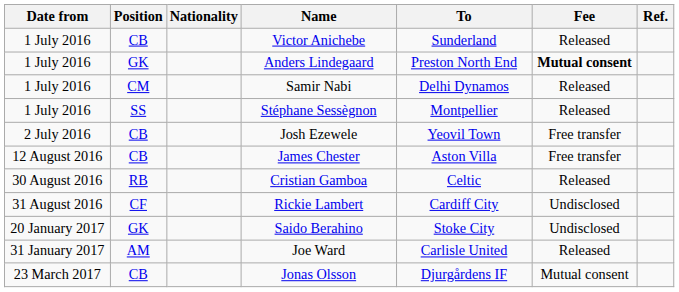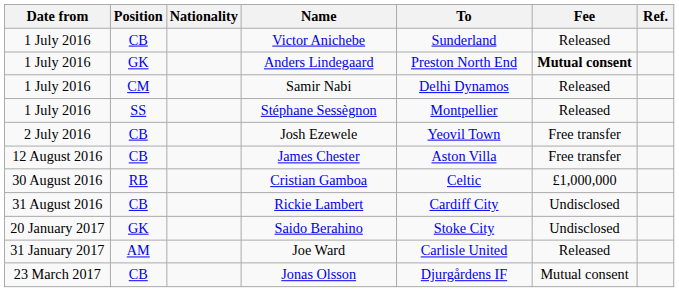(585, 181) Released -> (585, 181) £1,000,000
(138, 204) CF -> (138, 204) CB
